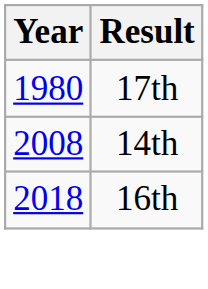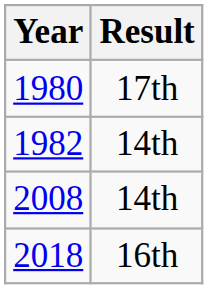+ row: (48, 143)
